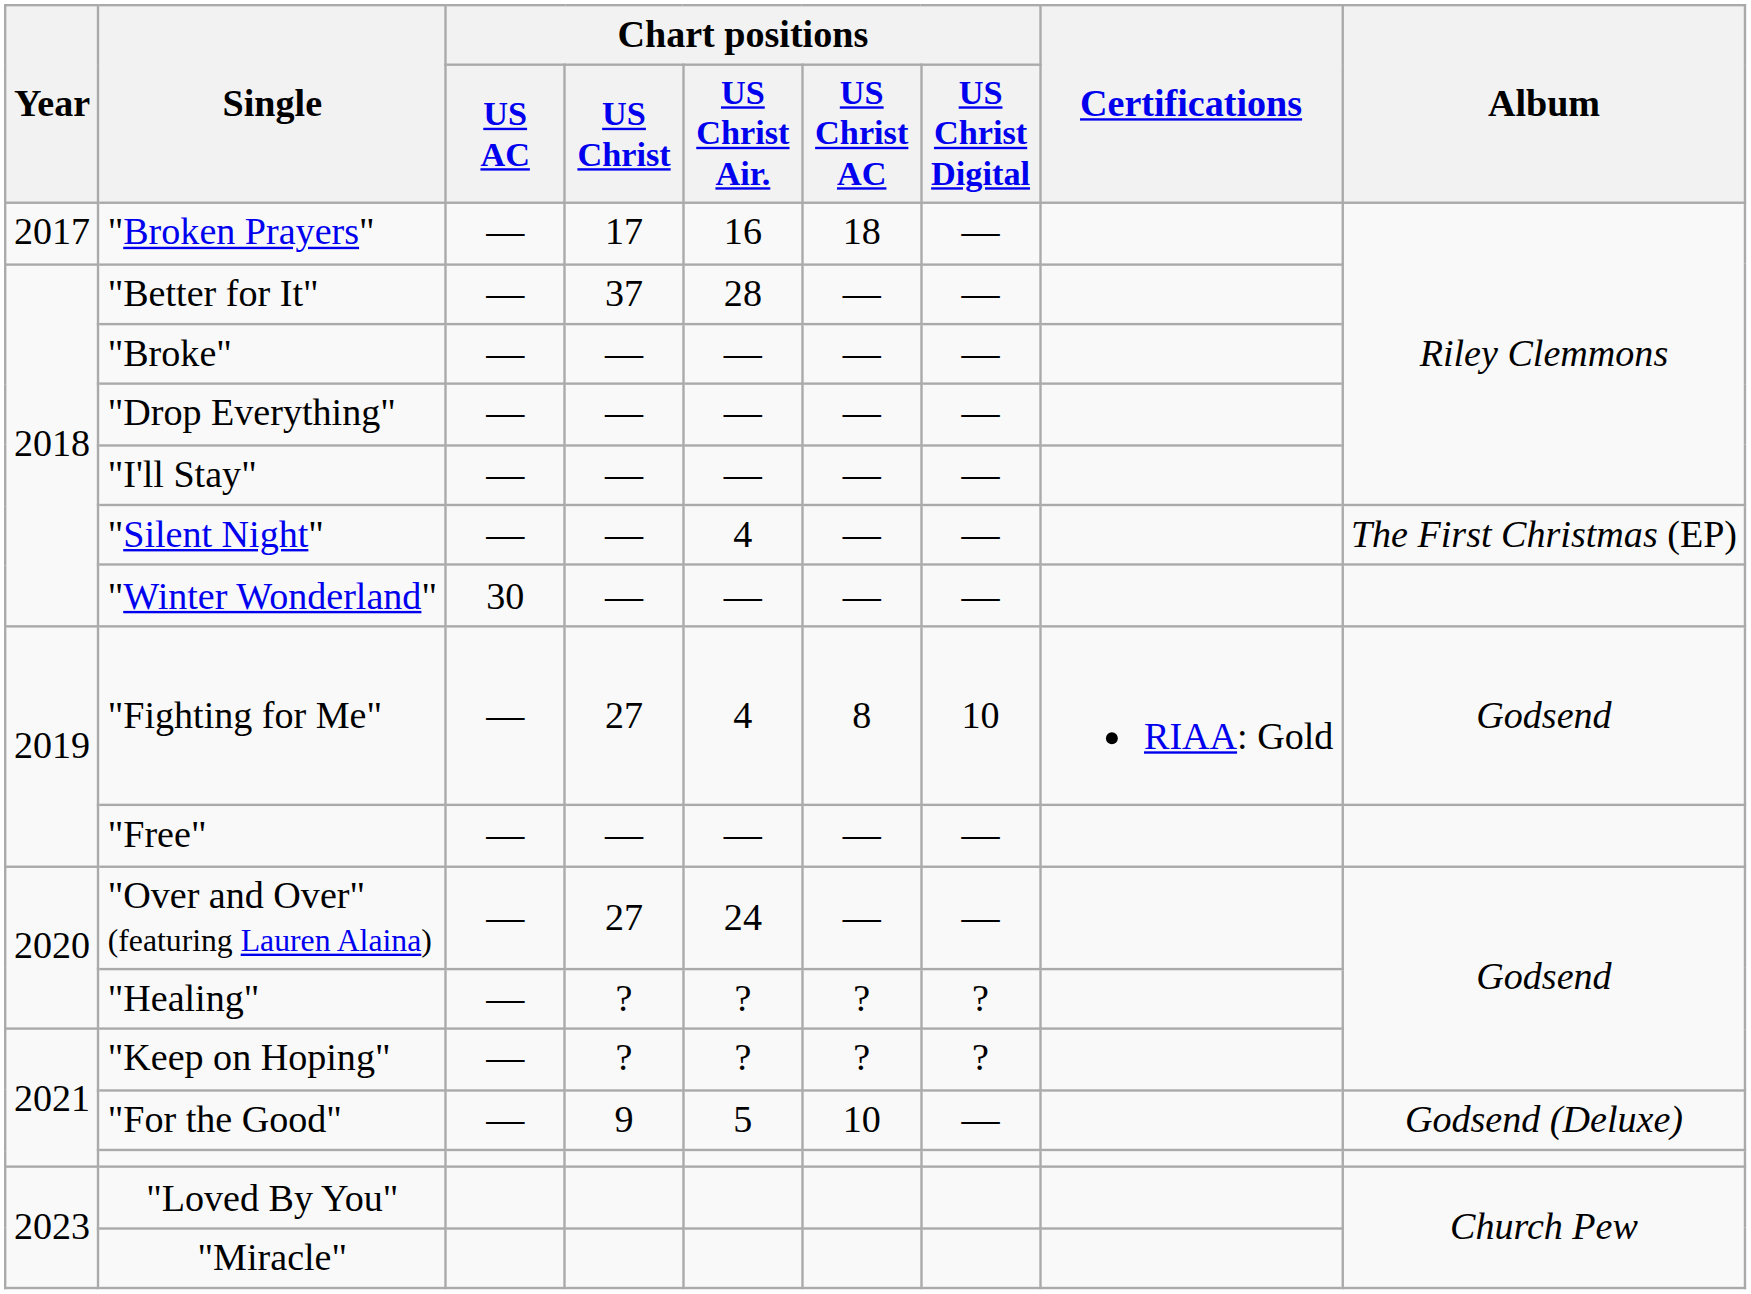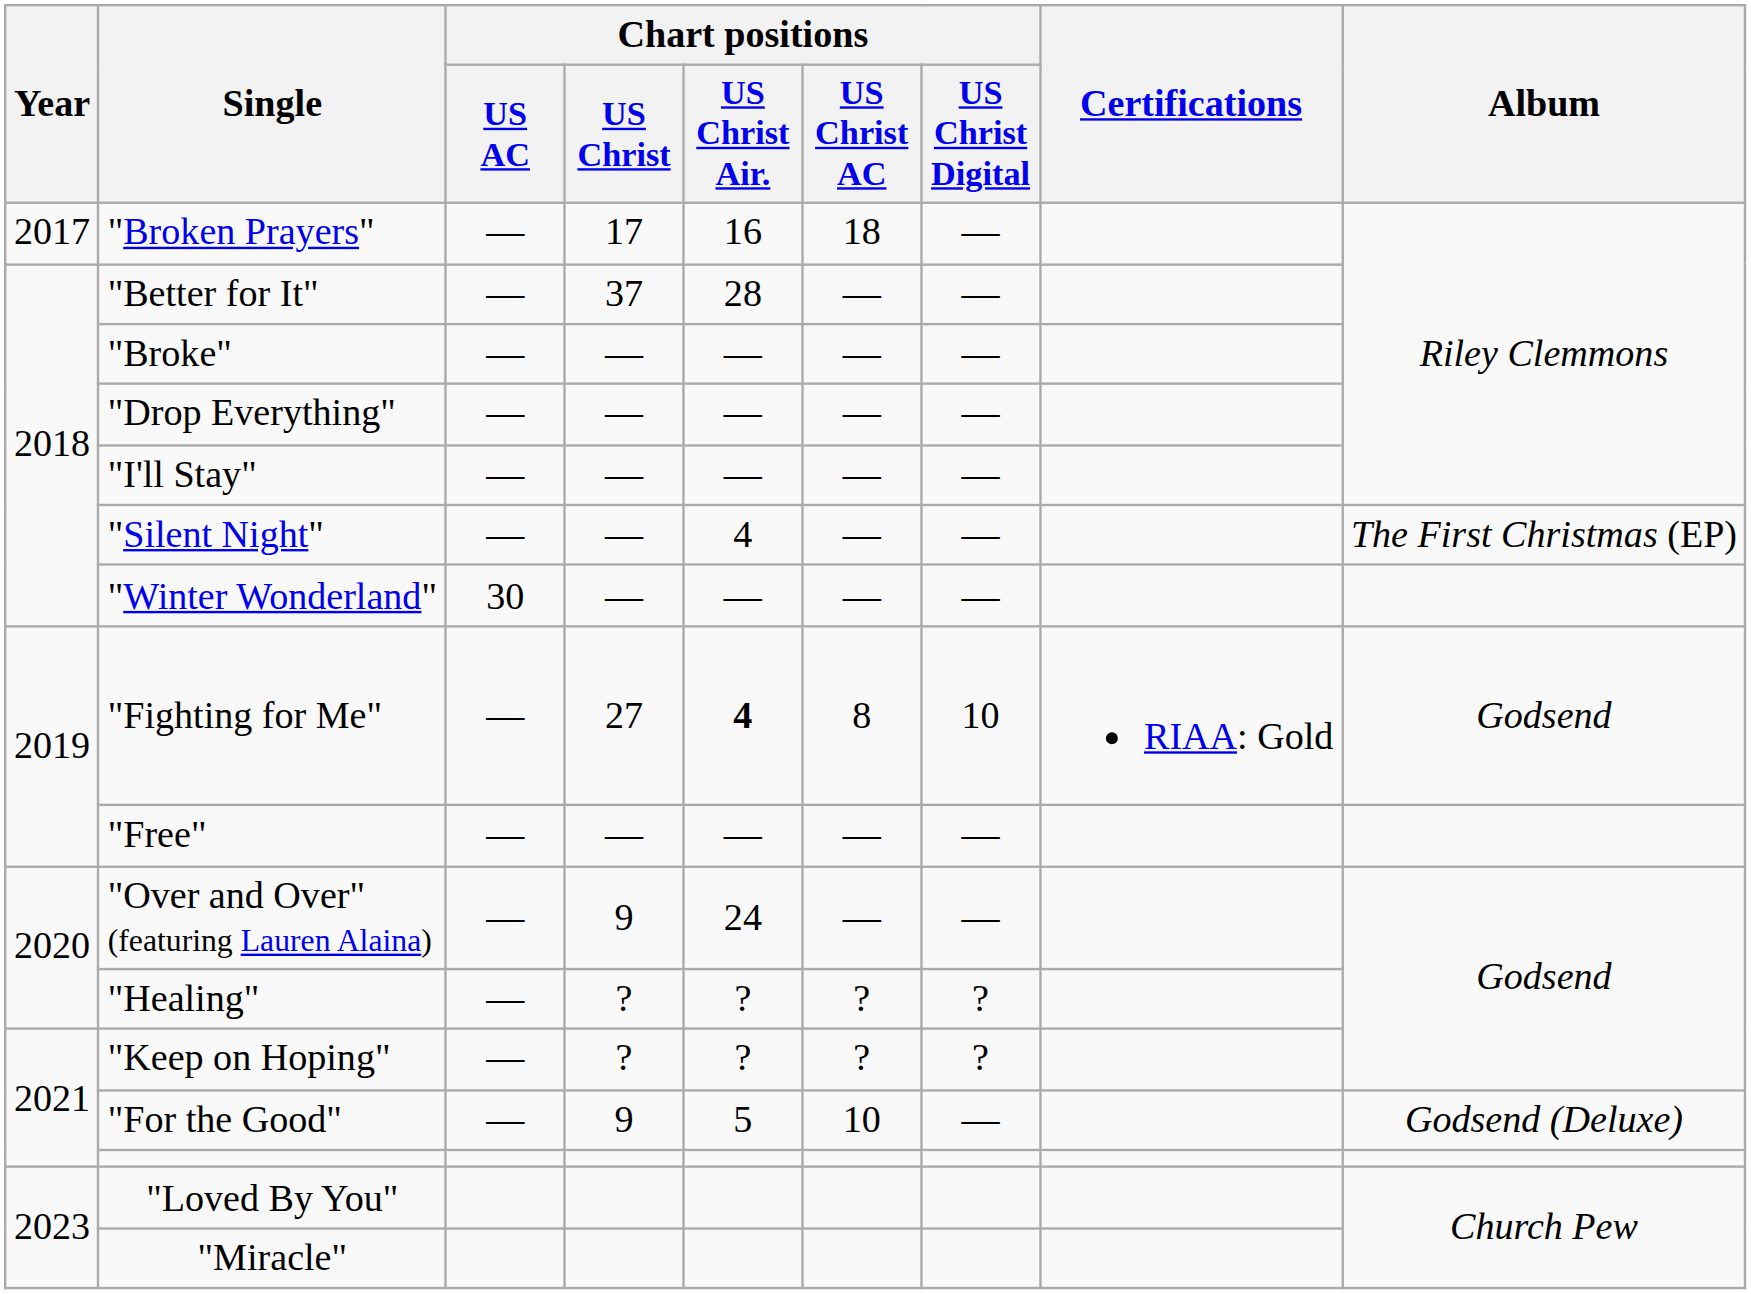(743, 714) normal -> (743, 714) bold
(624, 916) 27 -> (624, 916) 9
